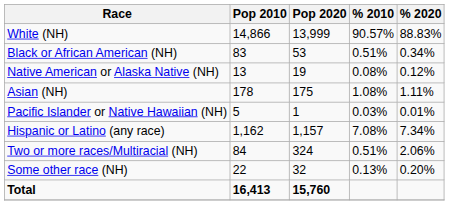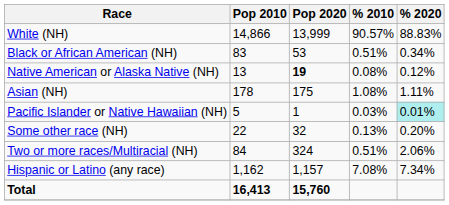(299, 72) normal -> (299, 72) bold
(417, 111) no background -> (417, 111) paleturquoise background
rows swapped: (67, 170) <-> (86, 131)
